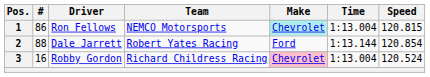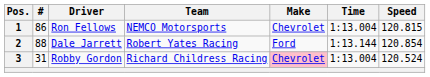(299, 28) paleturquoise background -> (299, 28) no background
(41, 60) 16 -> (41, 60) 31
